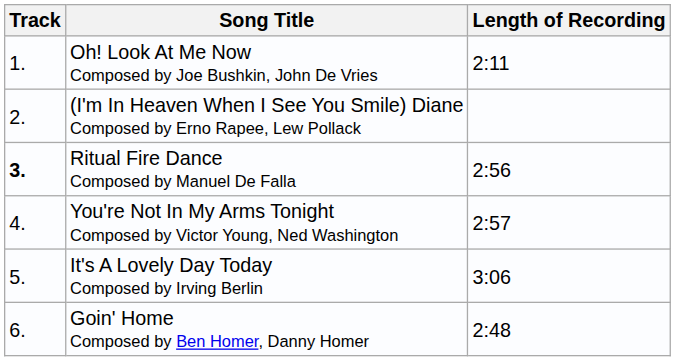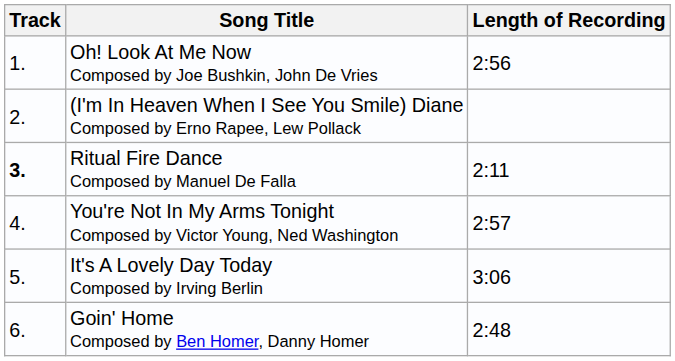(491, 63) 2:11 -> (492, 63) 2:56
(492, 170) 2:56 -> (491, 170) 2:11
